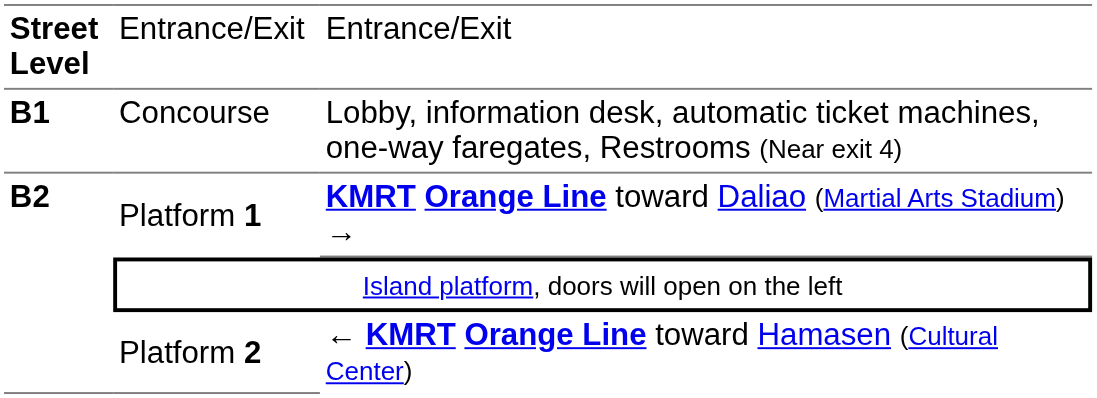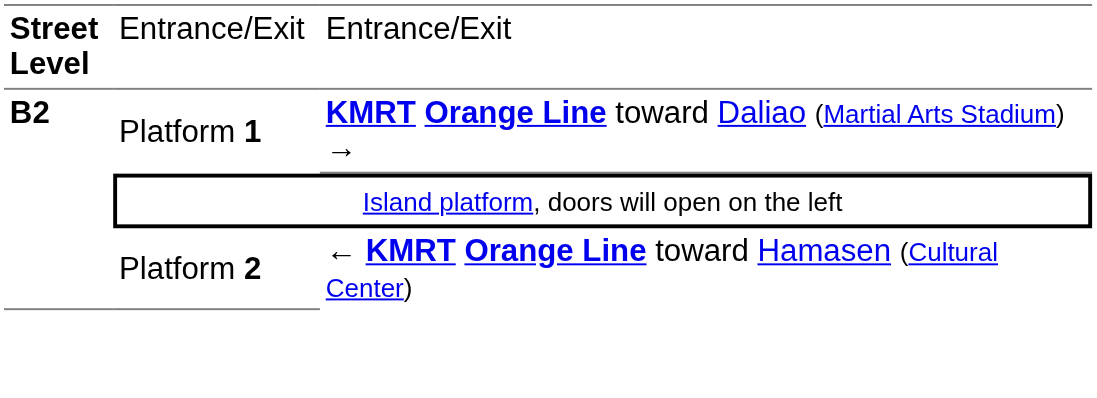- row: (194, 112)
